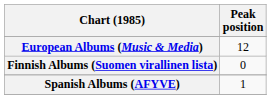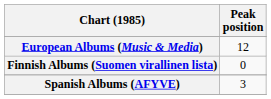(243, 84) 1 -> (243, 84) 3
